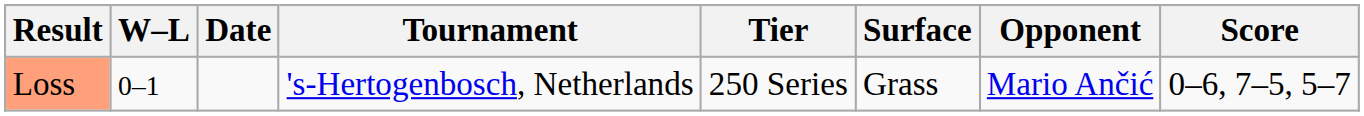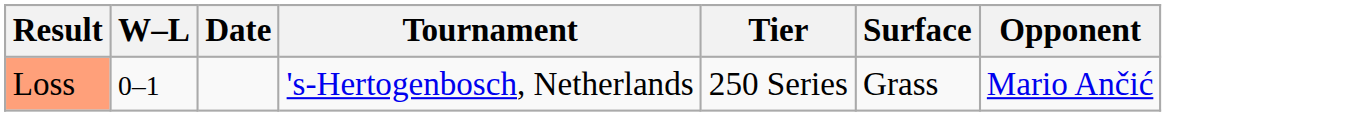- column: (1260, 30)
